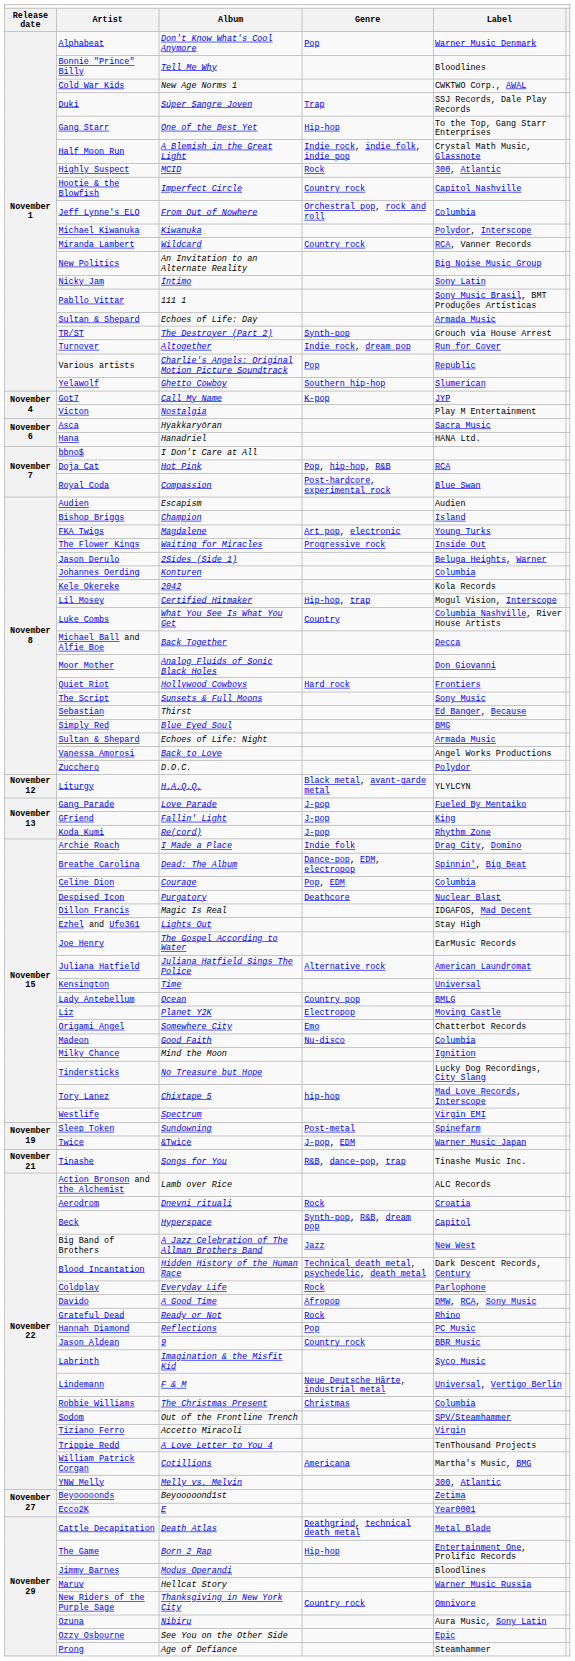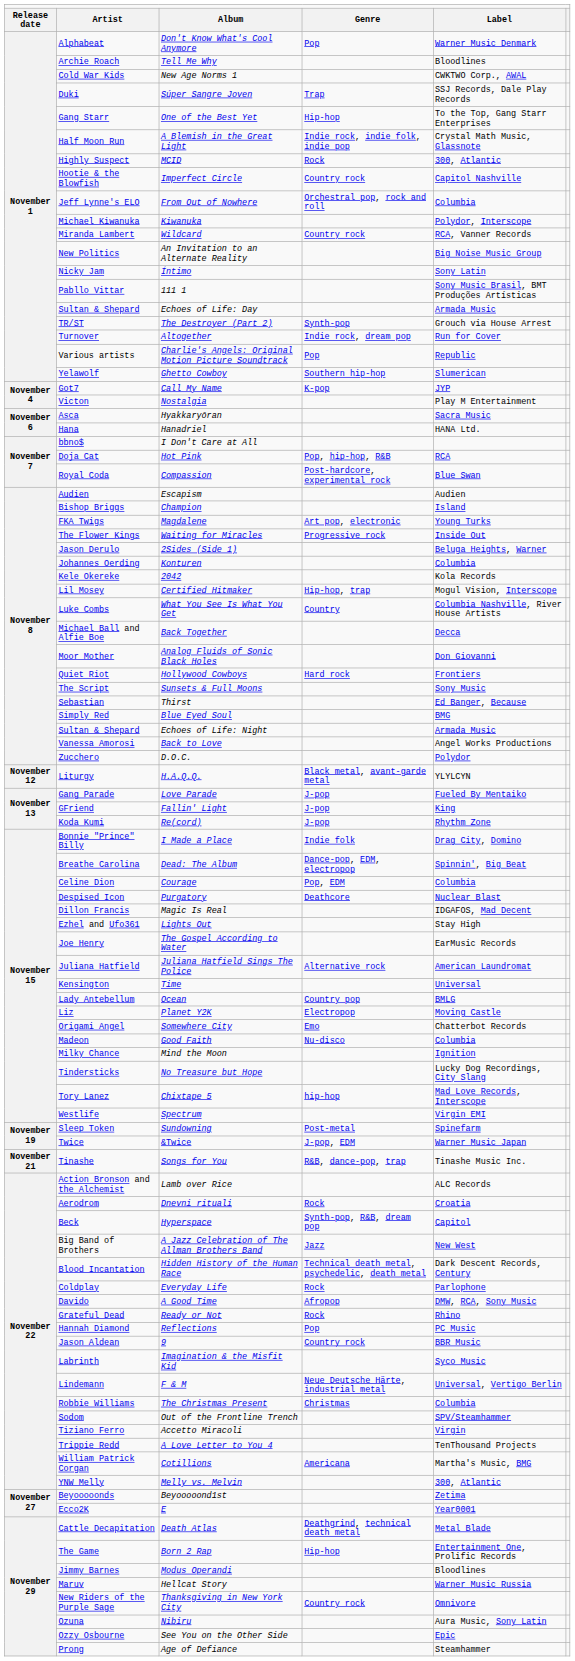(96, 67) Bonnie "Prince" Billy -> (89, 62) Archie Roach
(89, 846) Archie Roach -> (96, 841) Bonnie "Prince" Billy
